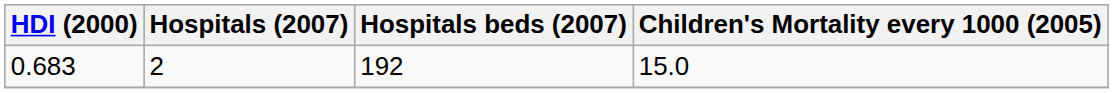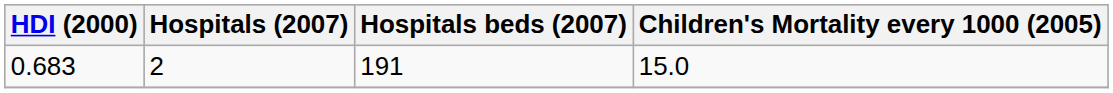(382, 66) 192 -> (382, 66) 191
